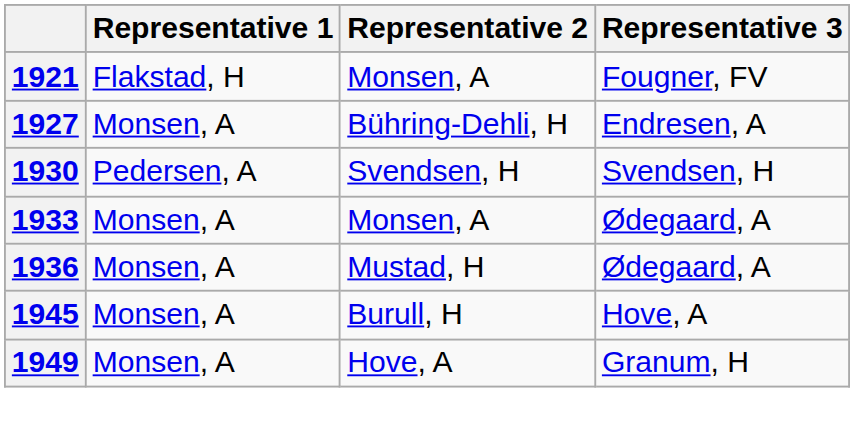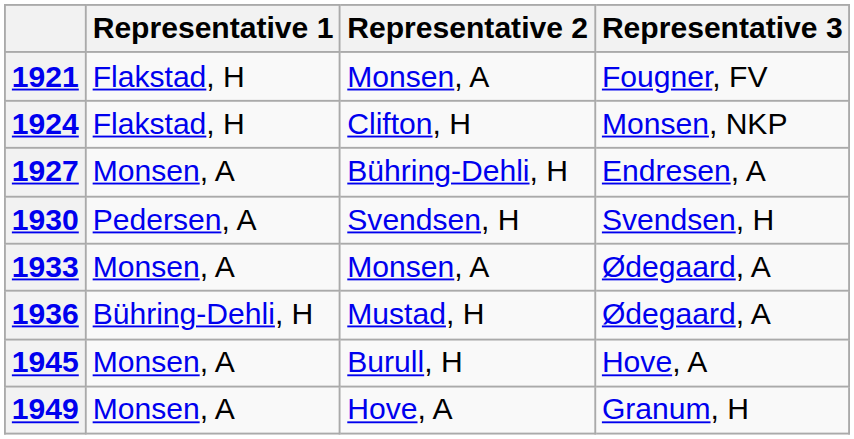+ row: (45, 123)
(164, 266) Monsen, A -> (203, 314) Bühring-Dehli, H
